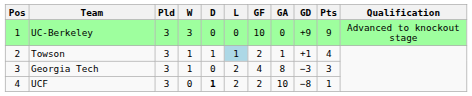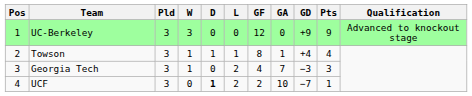(259, 33) 10 -> (259, 33) 12
(236, 53) lightblue background -> (236, 53) no background
(259, 53) 2 -> (259, 53) 8
(306, 53) +1 -> (306, 53) +4
(282, 69) 8 -> (282, 69) 7
(306, 84) −8 -> (306, 84) −7
